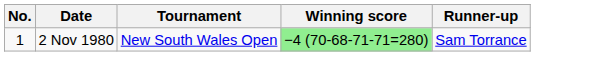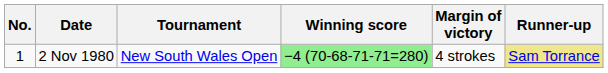+ column: (468, 25)
(481, 40) no background -> (554, 56) khaki background
